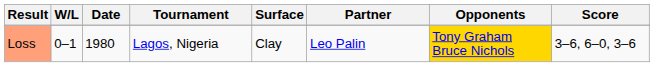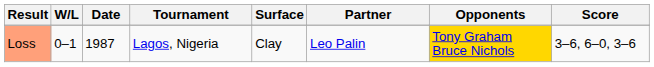(100, 43) 1980 -> (100, 43) 1987
